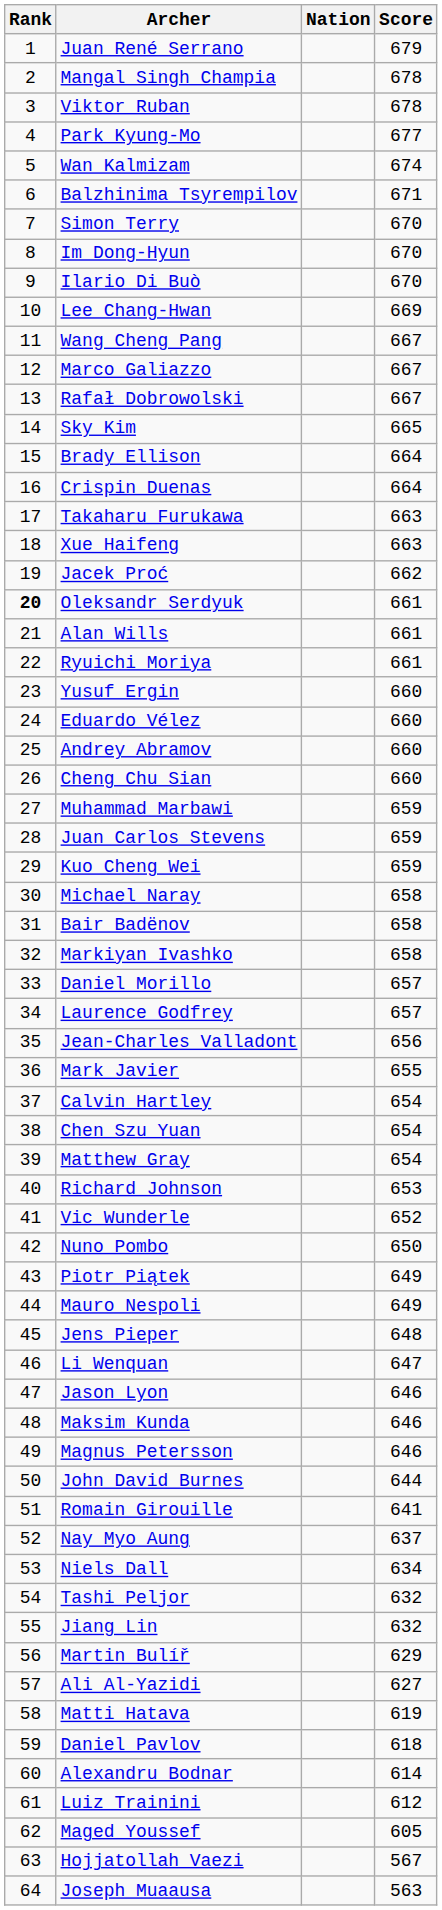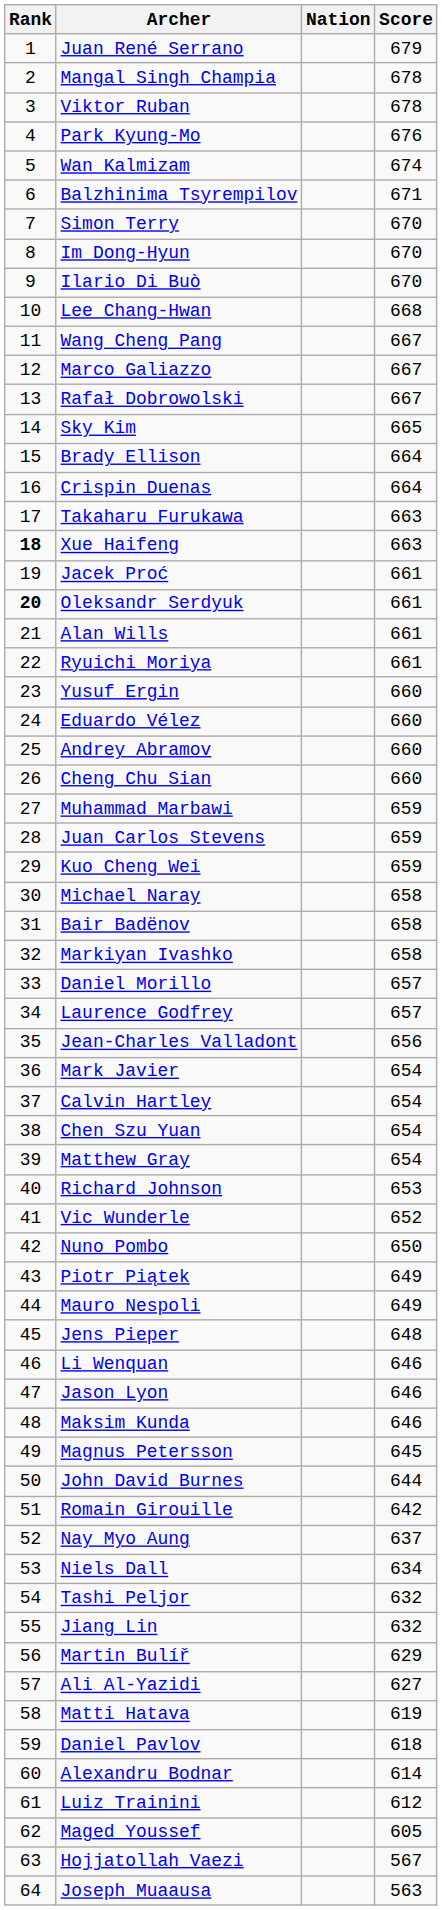(406, 136) 677 -> (406, 136) 676
(406, 312) 669 -> (406, 312) 668
(30, 546) normal -> (30, 546) bold
(406, 575) 662 -> (406, 575) 661
(406, 1072) 655 -> (406, 1072) 654
(406, 1364) 647 -> (406, 1364) 646
(406, 1452) 646 -> (406, 1452) 645
(406, 1510) 641 -> (406, 1510) 642
